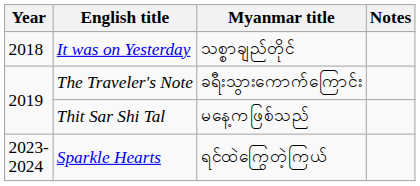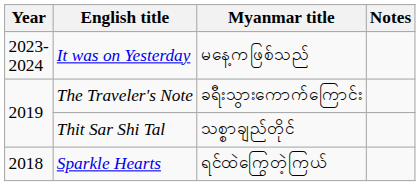(26, 48) 2018 -> (29, 55) 2023-2024
(248, 47) သစ္စာချည်တိုင် -> (255, 54) မနေ့ကဖြစ်သည်
(255, 115) မနေ့ကဖြစ်သည် -> (248, 128) သစ္စာချည်တိုင်
(29, 156) 2023-2024 -> (26, 163) 2018
